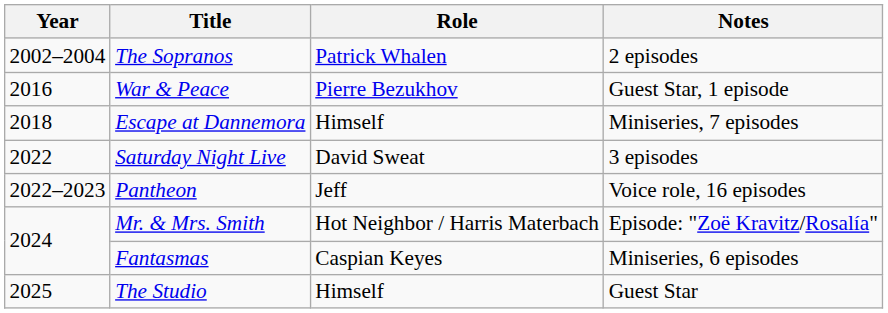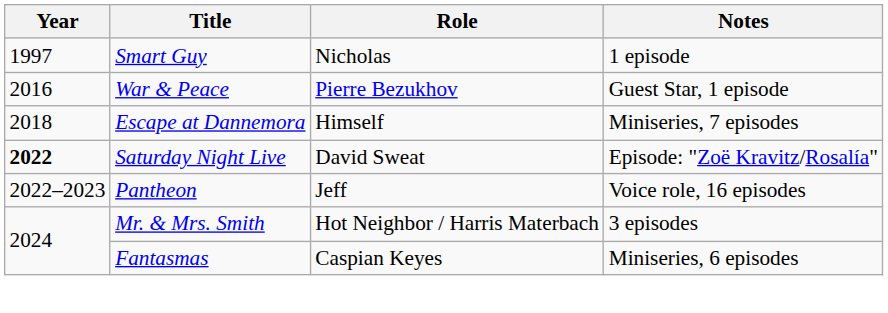+ row: (161, 55)
- row: (174, 55)
(31, 156) normal -> (31, 156) bold
(653, 156) 3 episodes -> (743, 156) Episode: "Zoë Kravitz/Rosalía"
(743, 223) Episode: "Zoë Kravitz/Rosalía" -> (653, 223) 3 episodes
- row: (161, 291)
